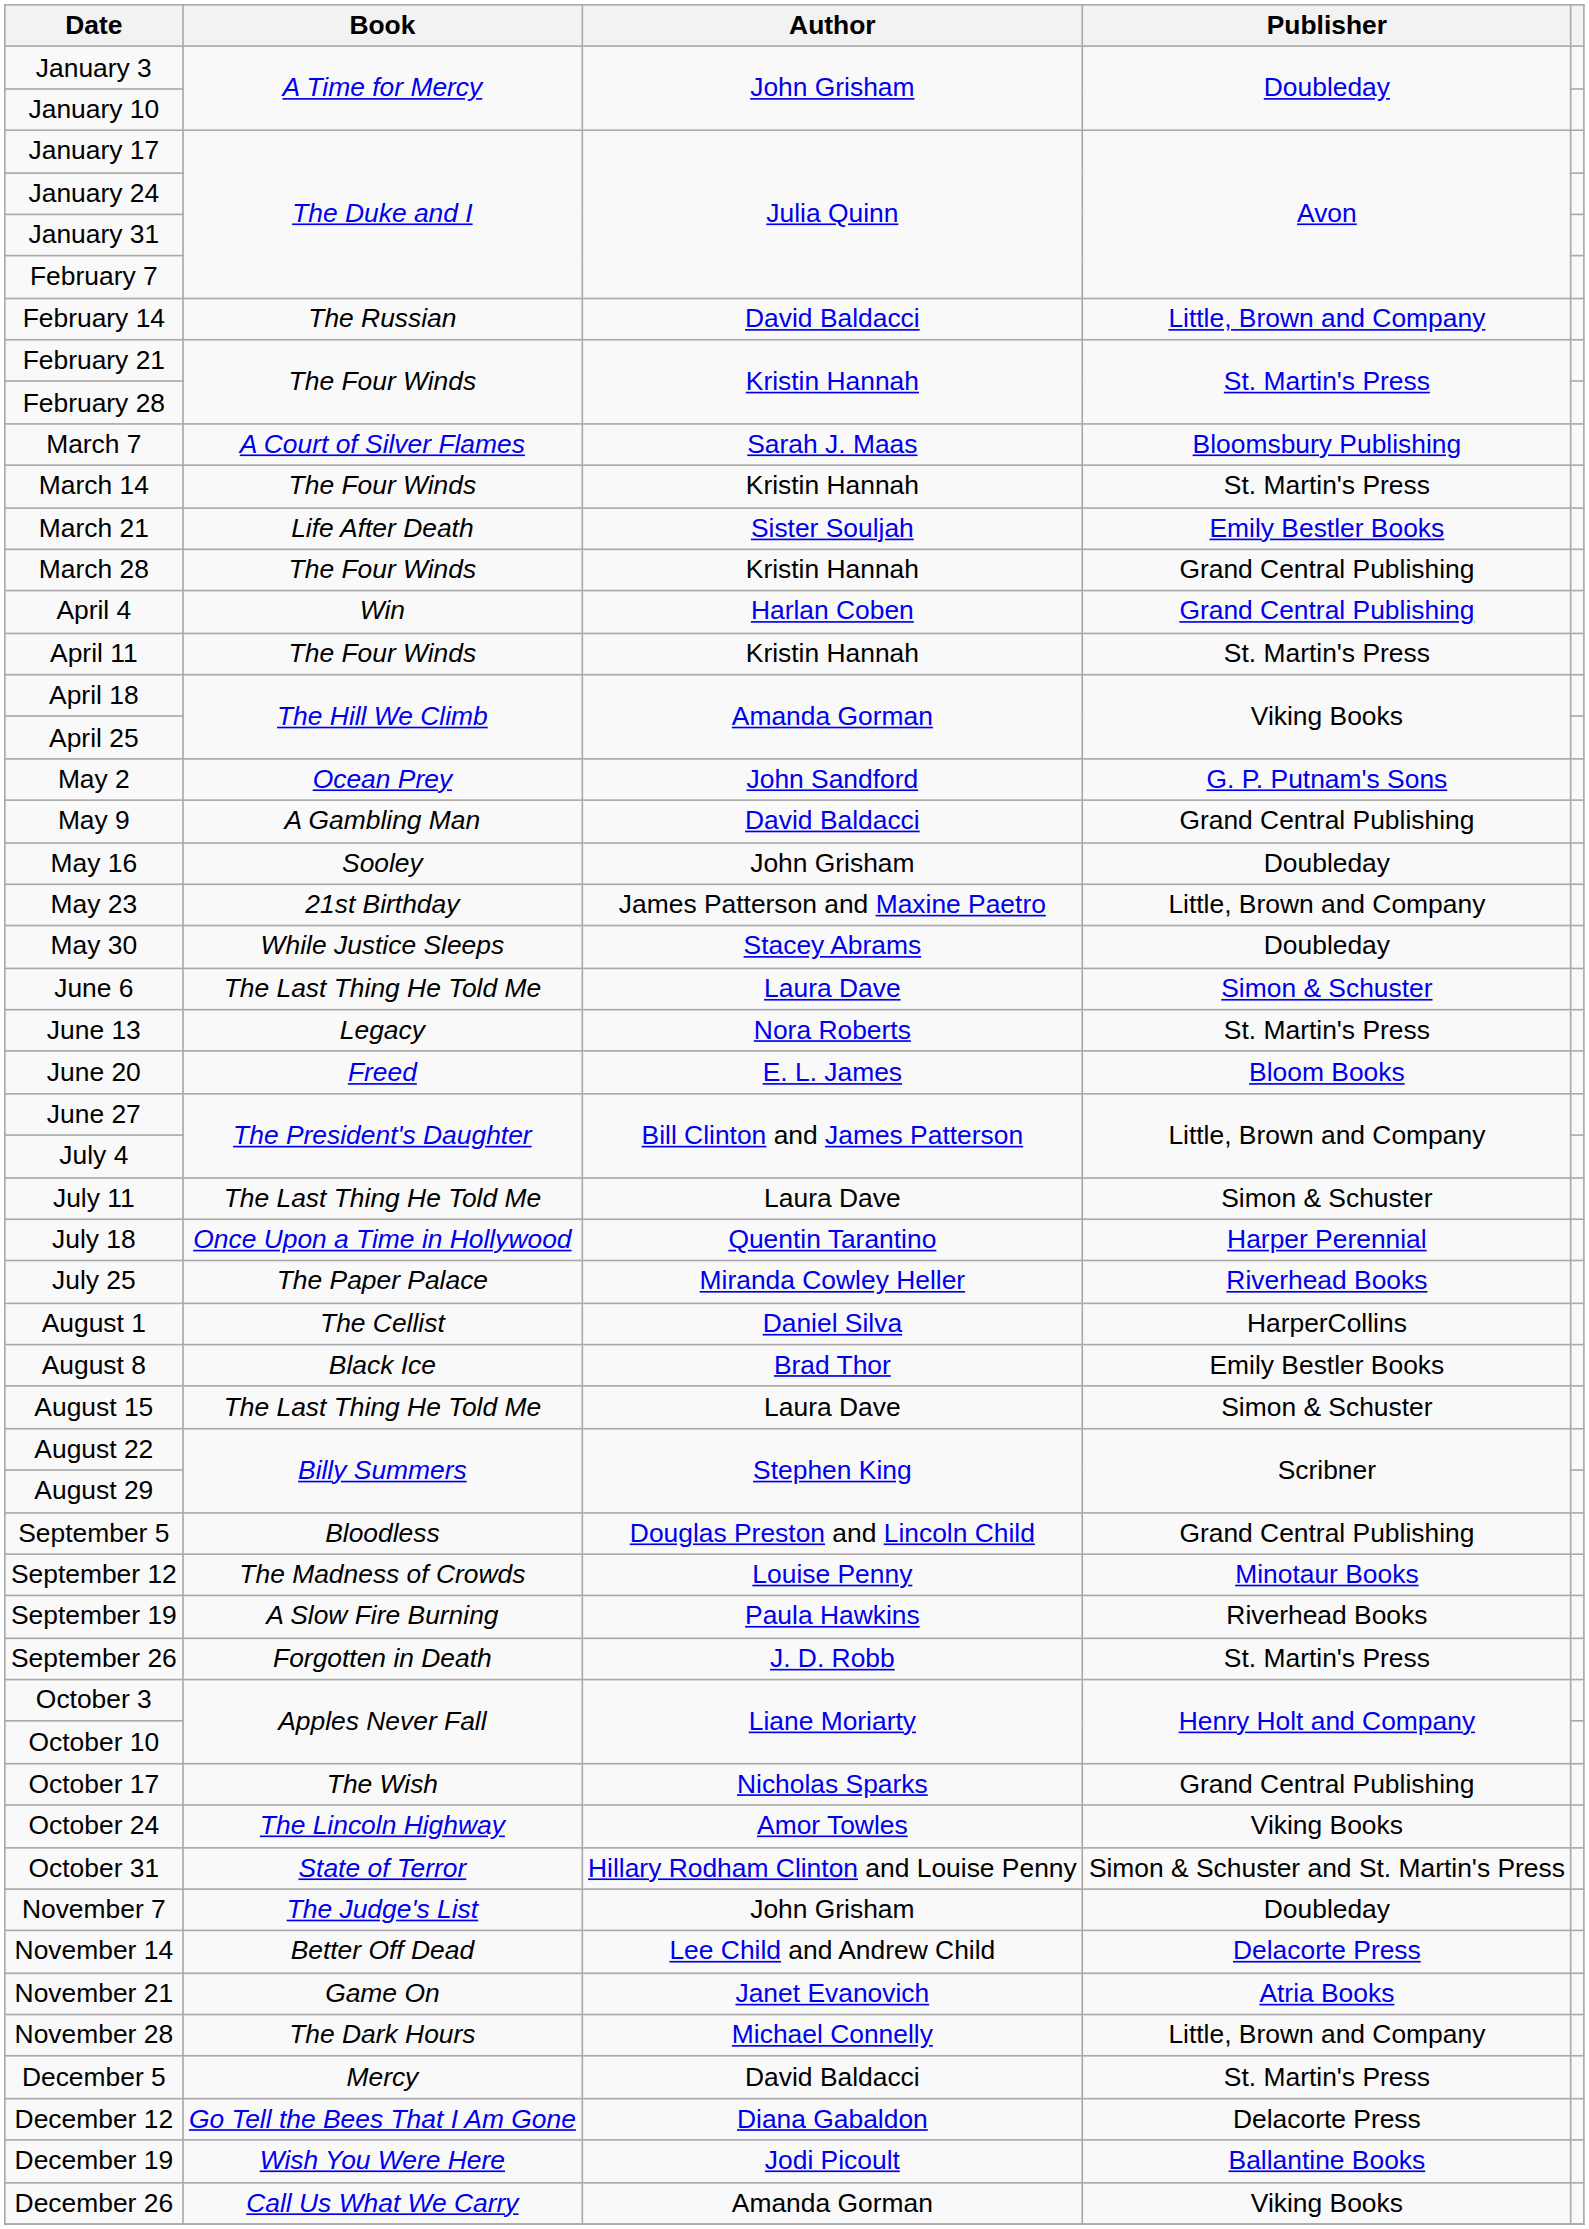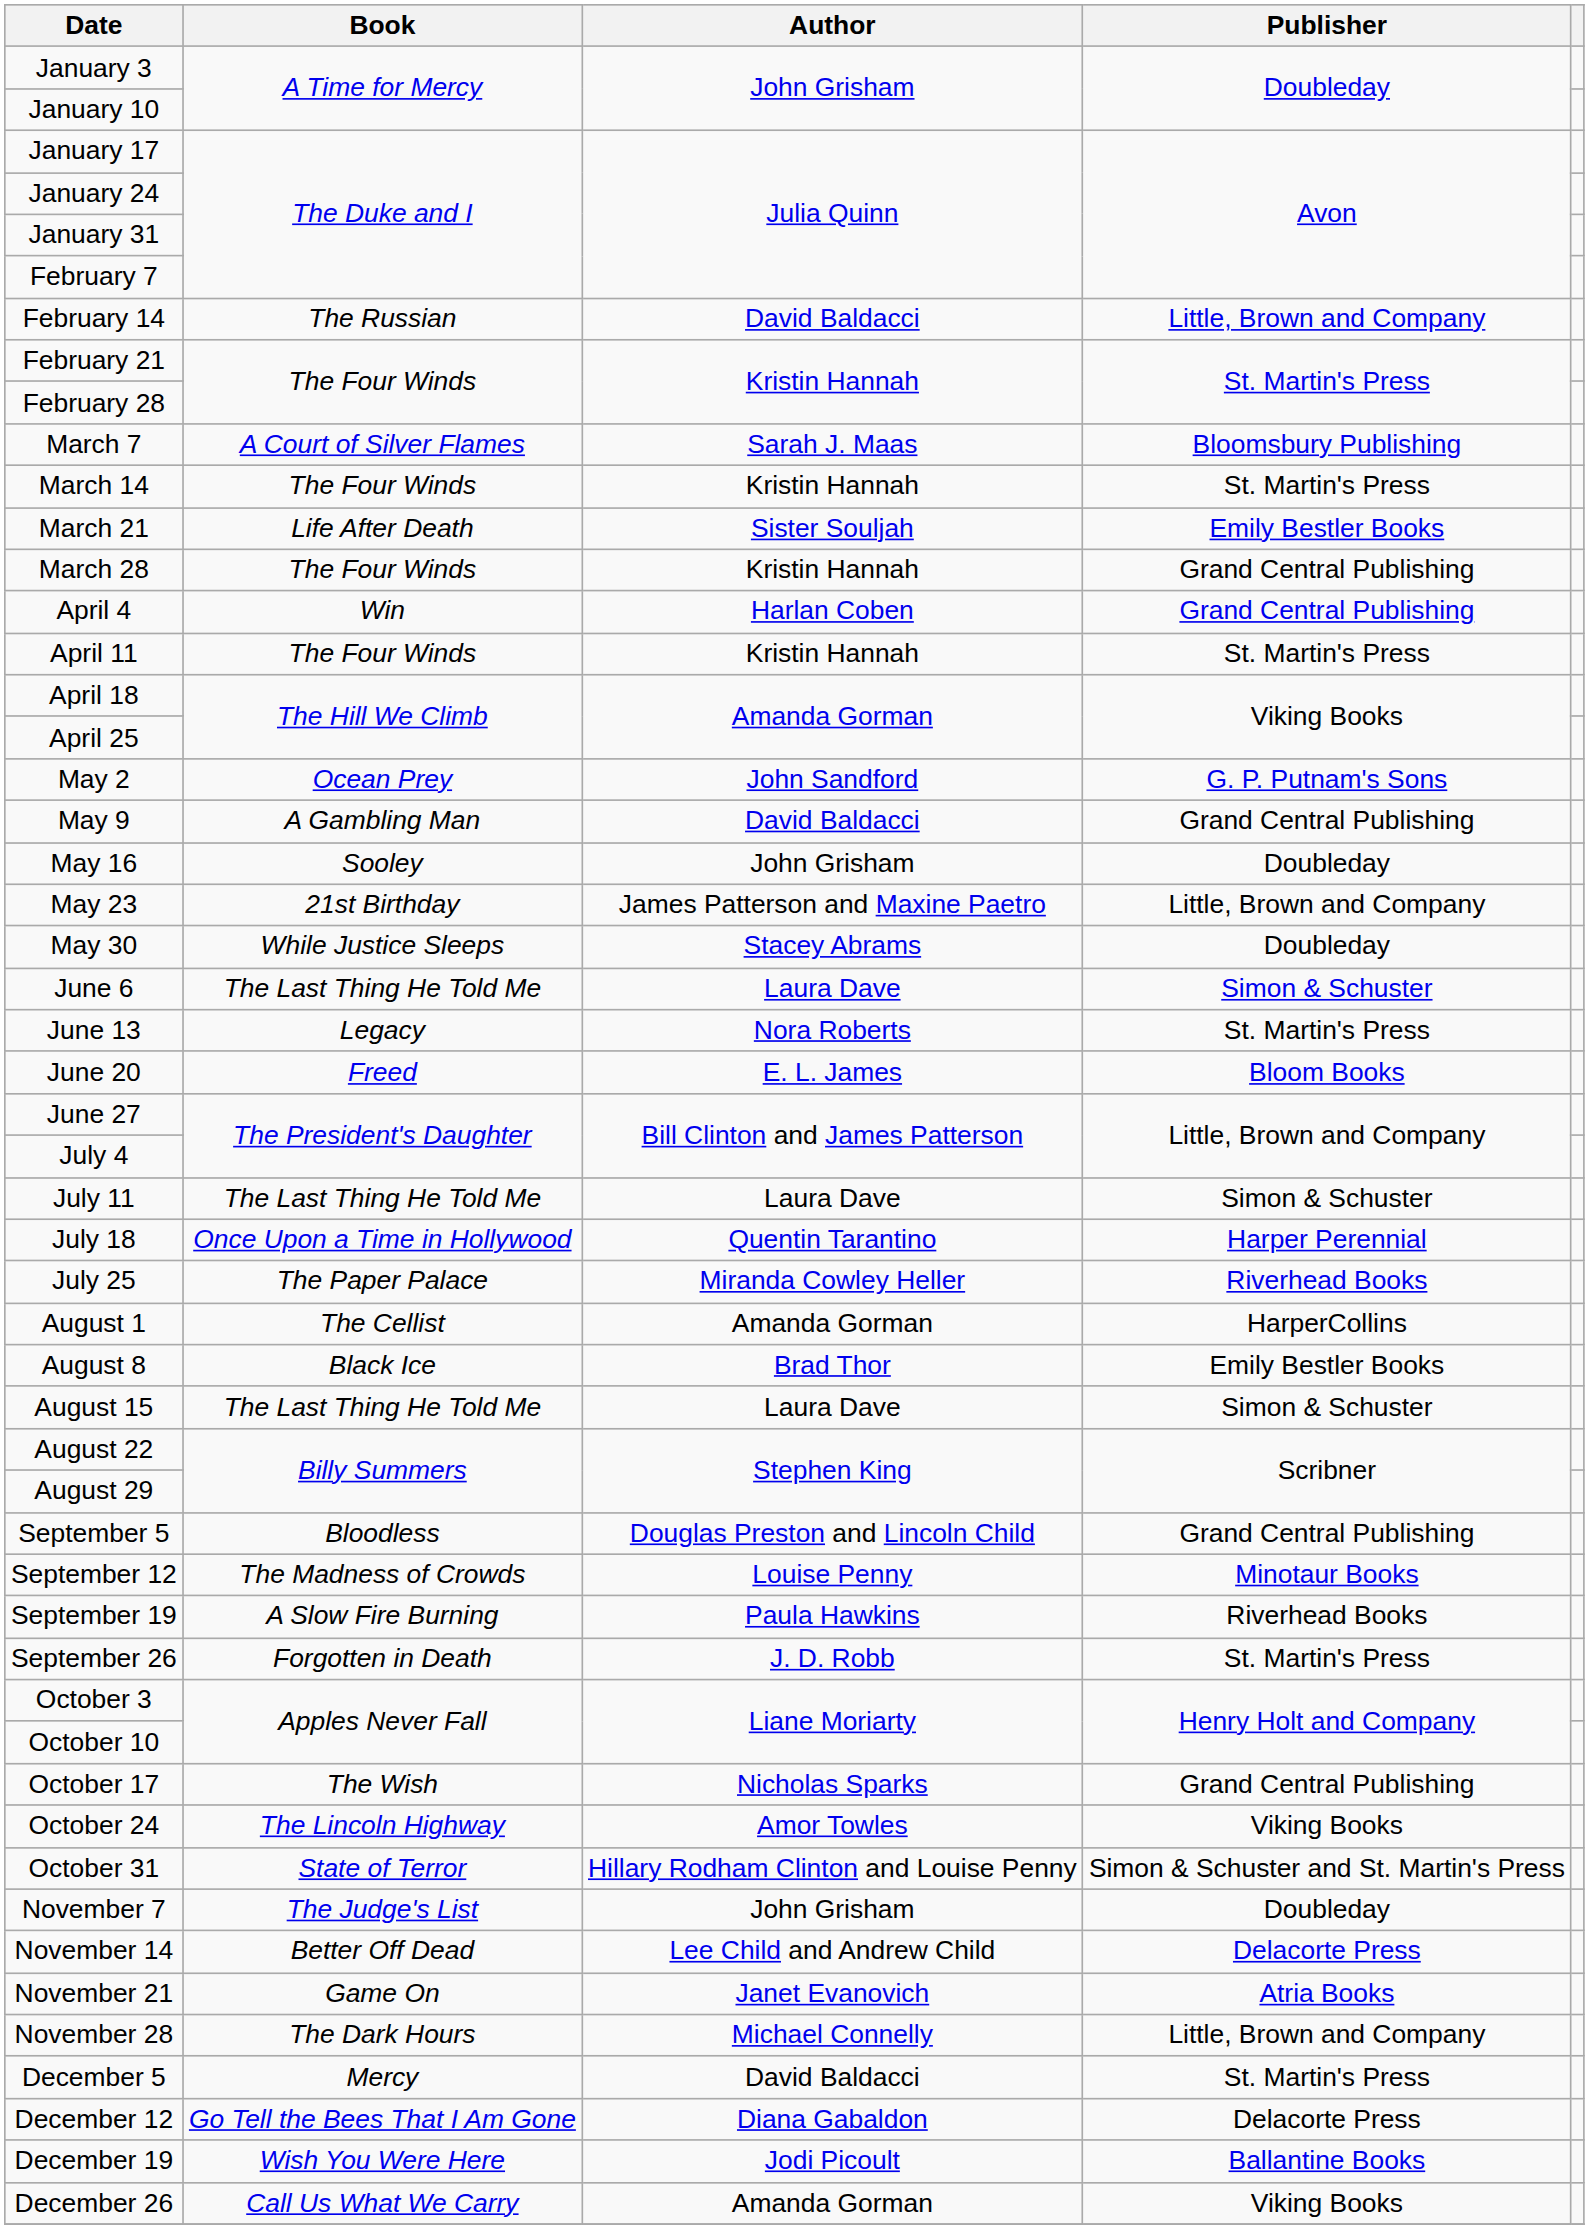(832, 1323) Daniel Silva -> (832, 1323) Amanda Gorman
